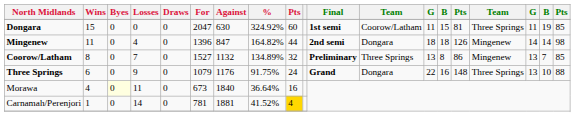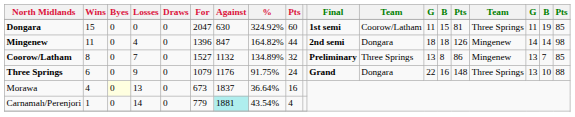(137, 88) 11 -> (138, 88) 13
(225, 88) 1840 -> (225, 88) 1837
(200, 103) 781 -> (200, 103) 779
(225, 103) no background -> (225, 103) paleturquoise background
(265, 103) 41.52% -> (265, 103) 43.54%
(290, 103) gold background -> (290, 103) no background
